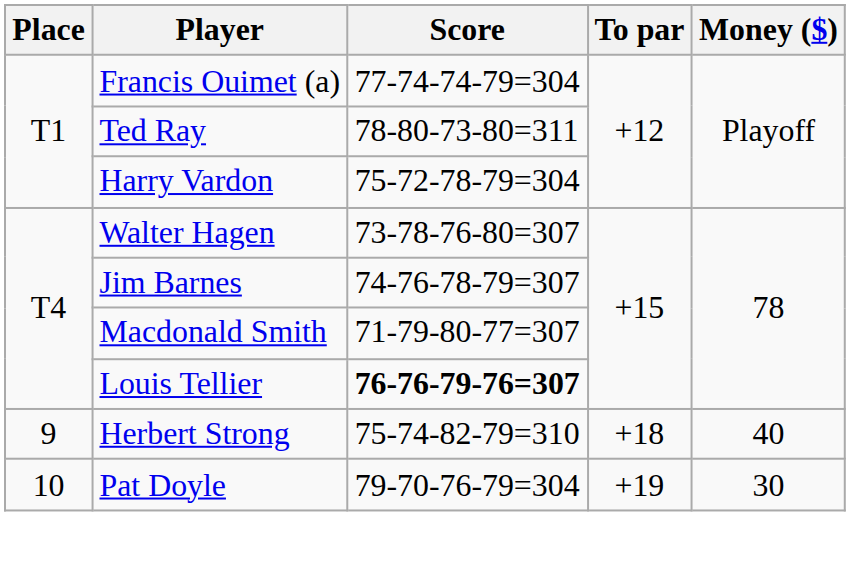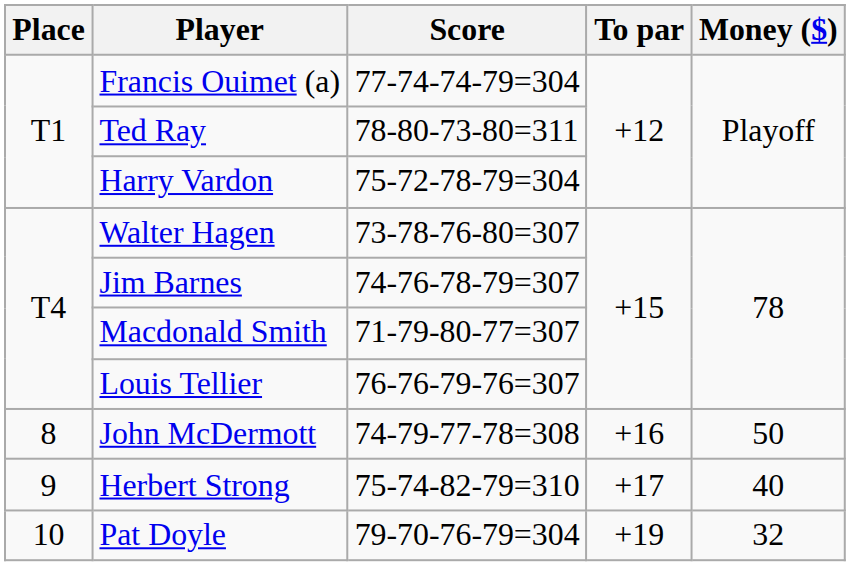(467, 383) bold -> (467, 383) normal
+ row: (208, 433)
(639, 433) +18 -> (639, 484) +17
(768, 484) 30 -> (768, 534) 32
